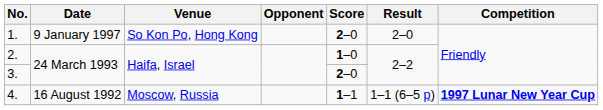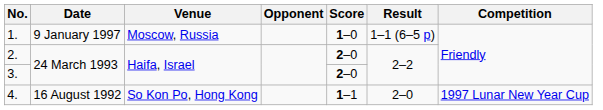(193, 34) So Kon Po, Hong Kong -> (173, 34) Moscow, Russia
(347, 34) 2–0 -> (347, 34) 1–0
(403, 34) 2–0 -> (403, 34) 1–1 (6–5 p)
(347, 54) 1–0 -> (347, 54) 2–0
(173, 94) Moscow, Russia -> (193, 94) So Kon Po, Hong Kong
(403, 94) 1–1 (6–5 p) -> (403, 94) 2–0
(518, 94) bold -> (515, 94) normal
